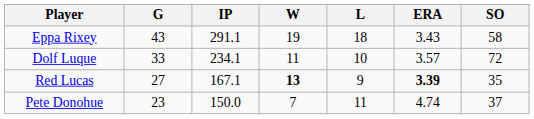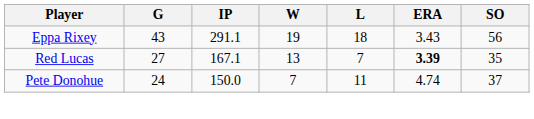(495, 37) 58 -> (495, 37) 56
- row: (64, 59)
(293, 80) bold -> (293, 59) normal
(360, 80) 9 -> (360, 59) 7
(158, 102) 23 -> (158, 80) 24
